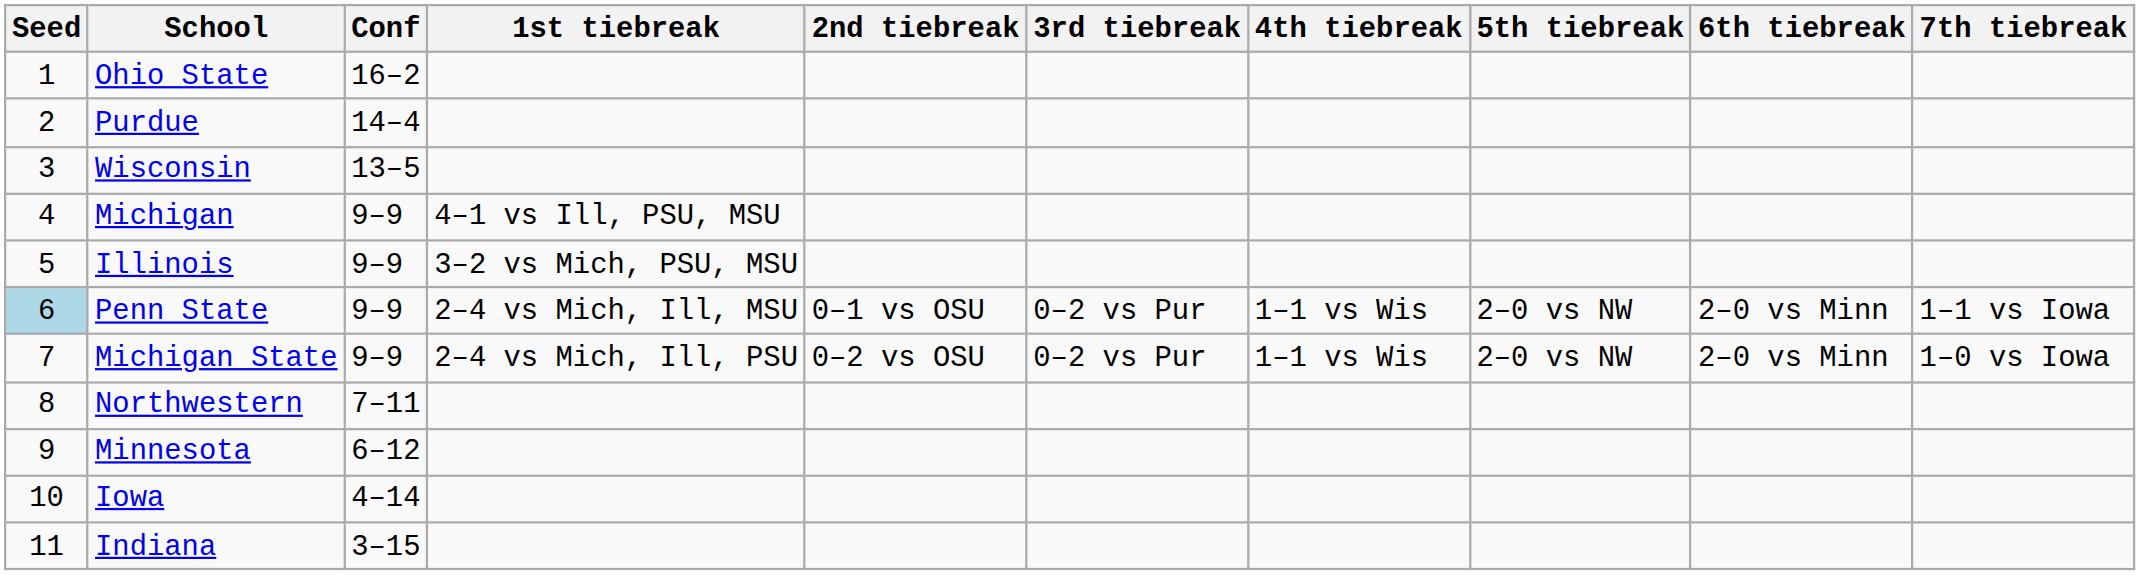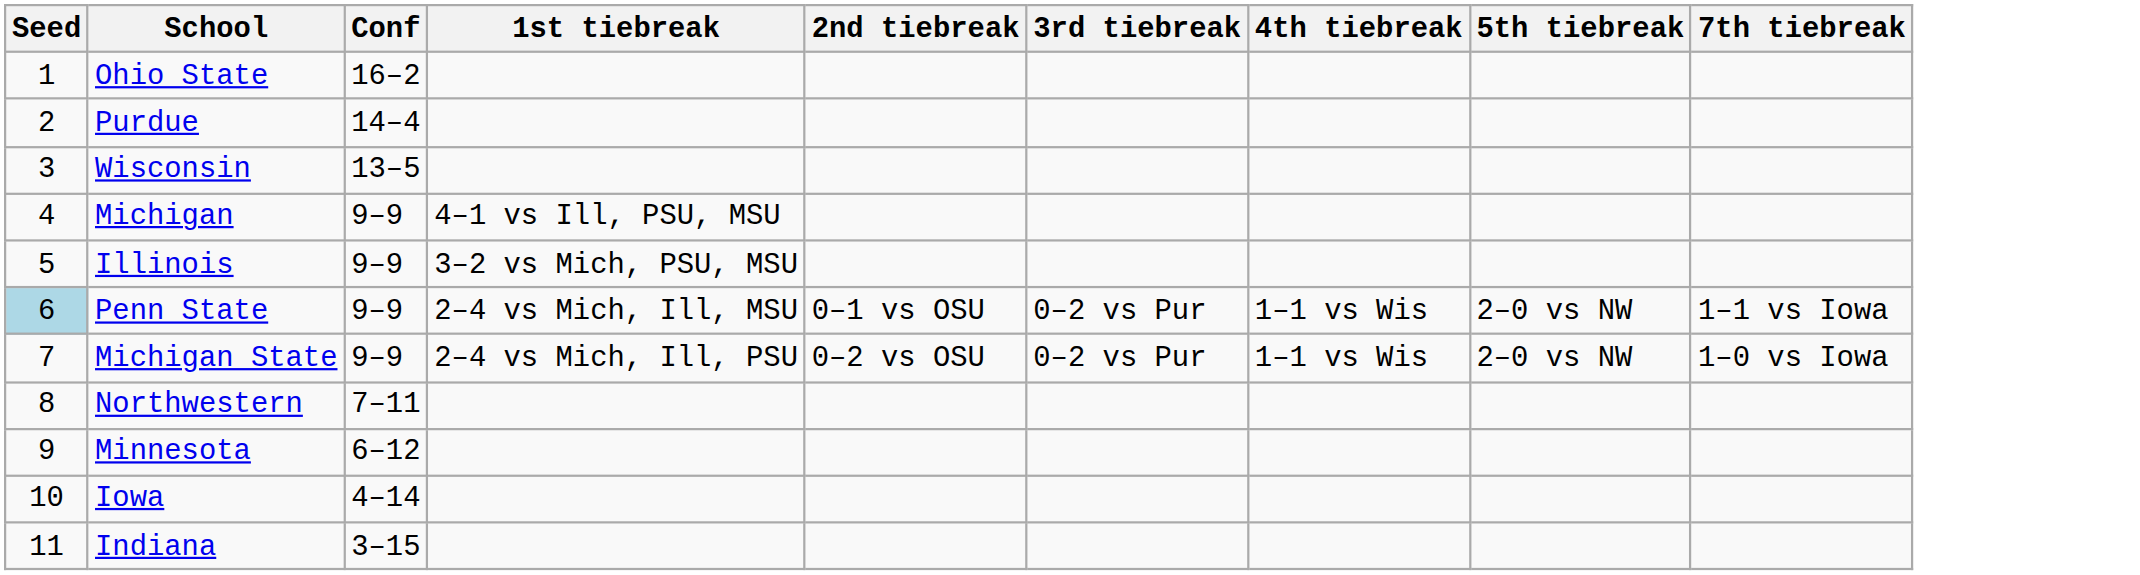- column: (1802, 29)
